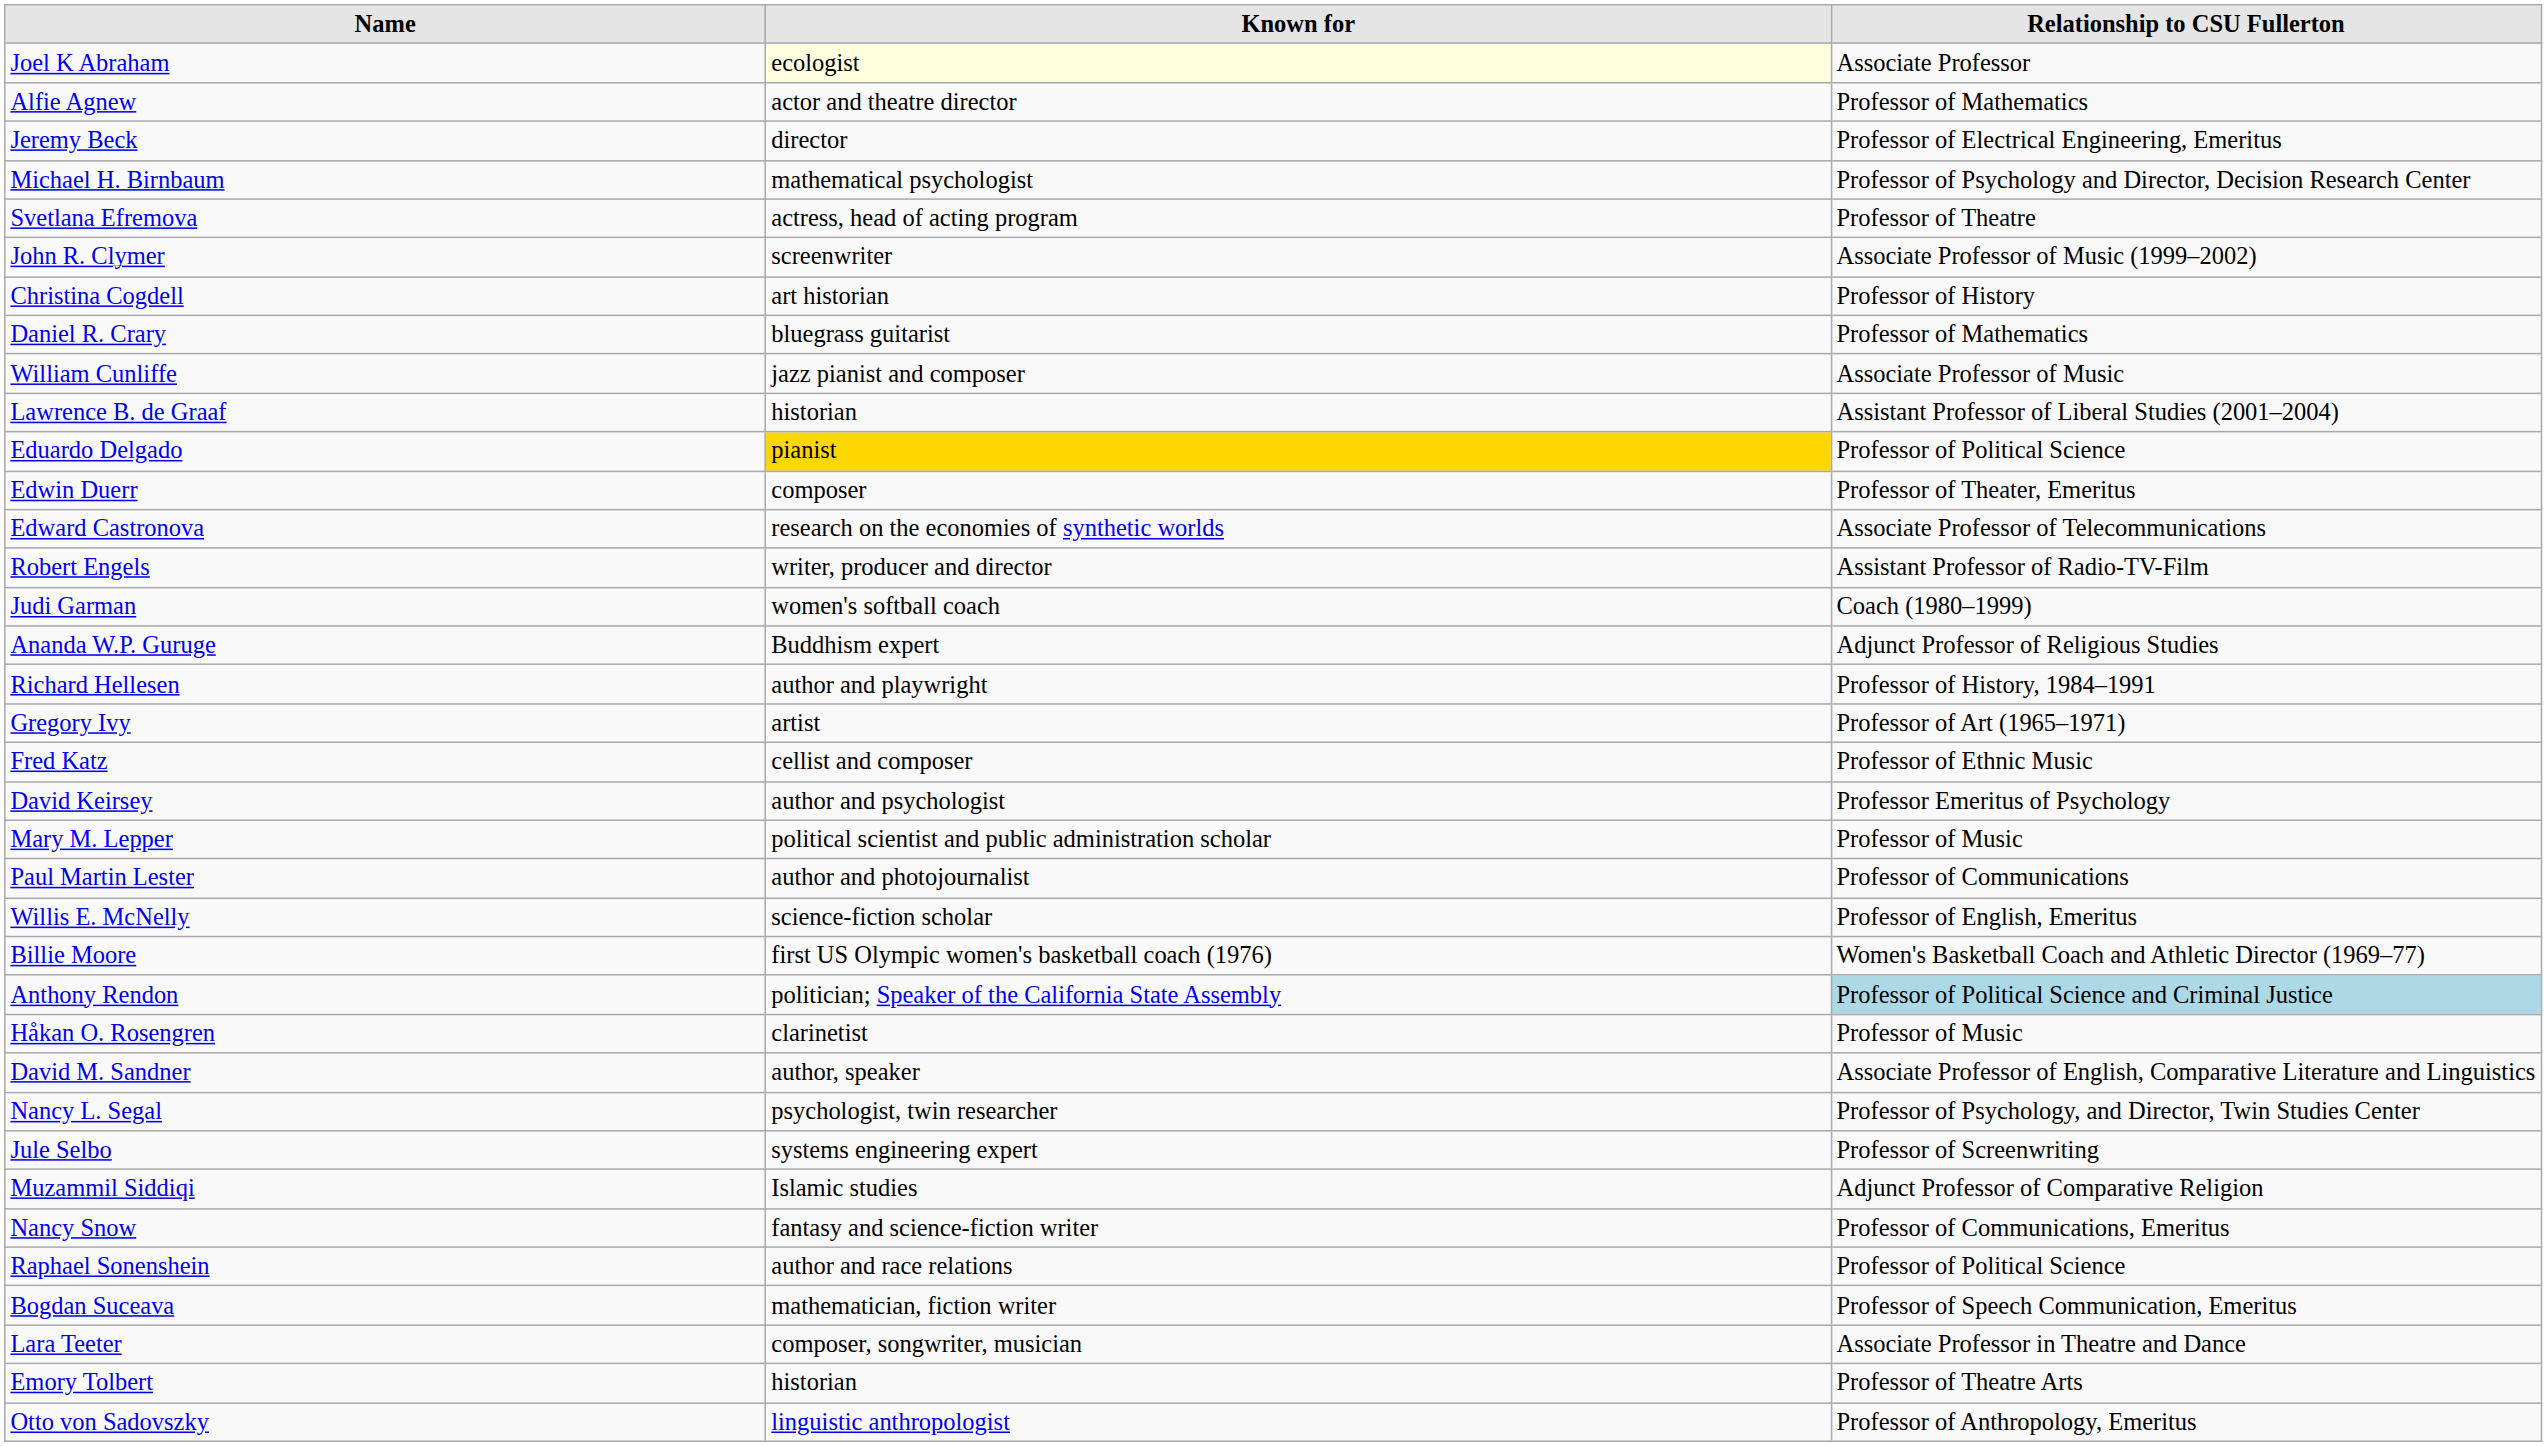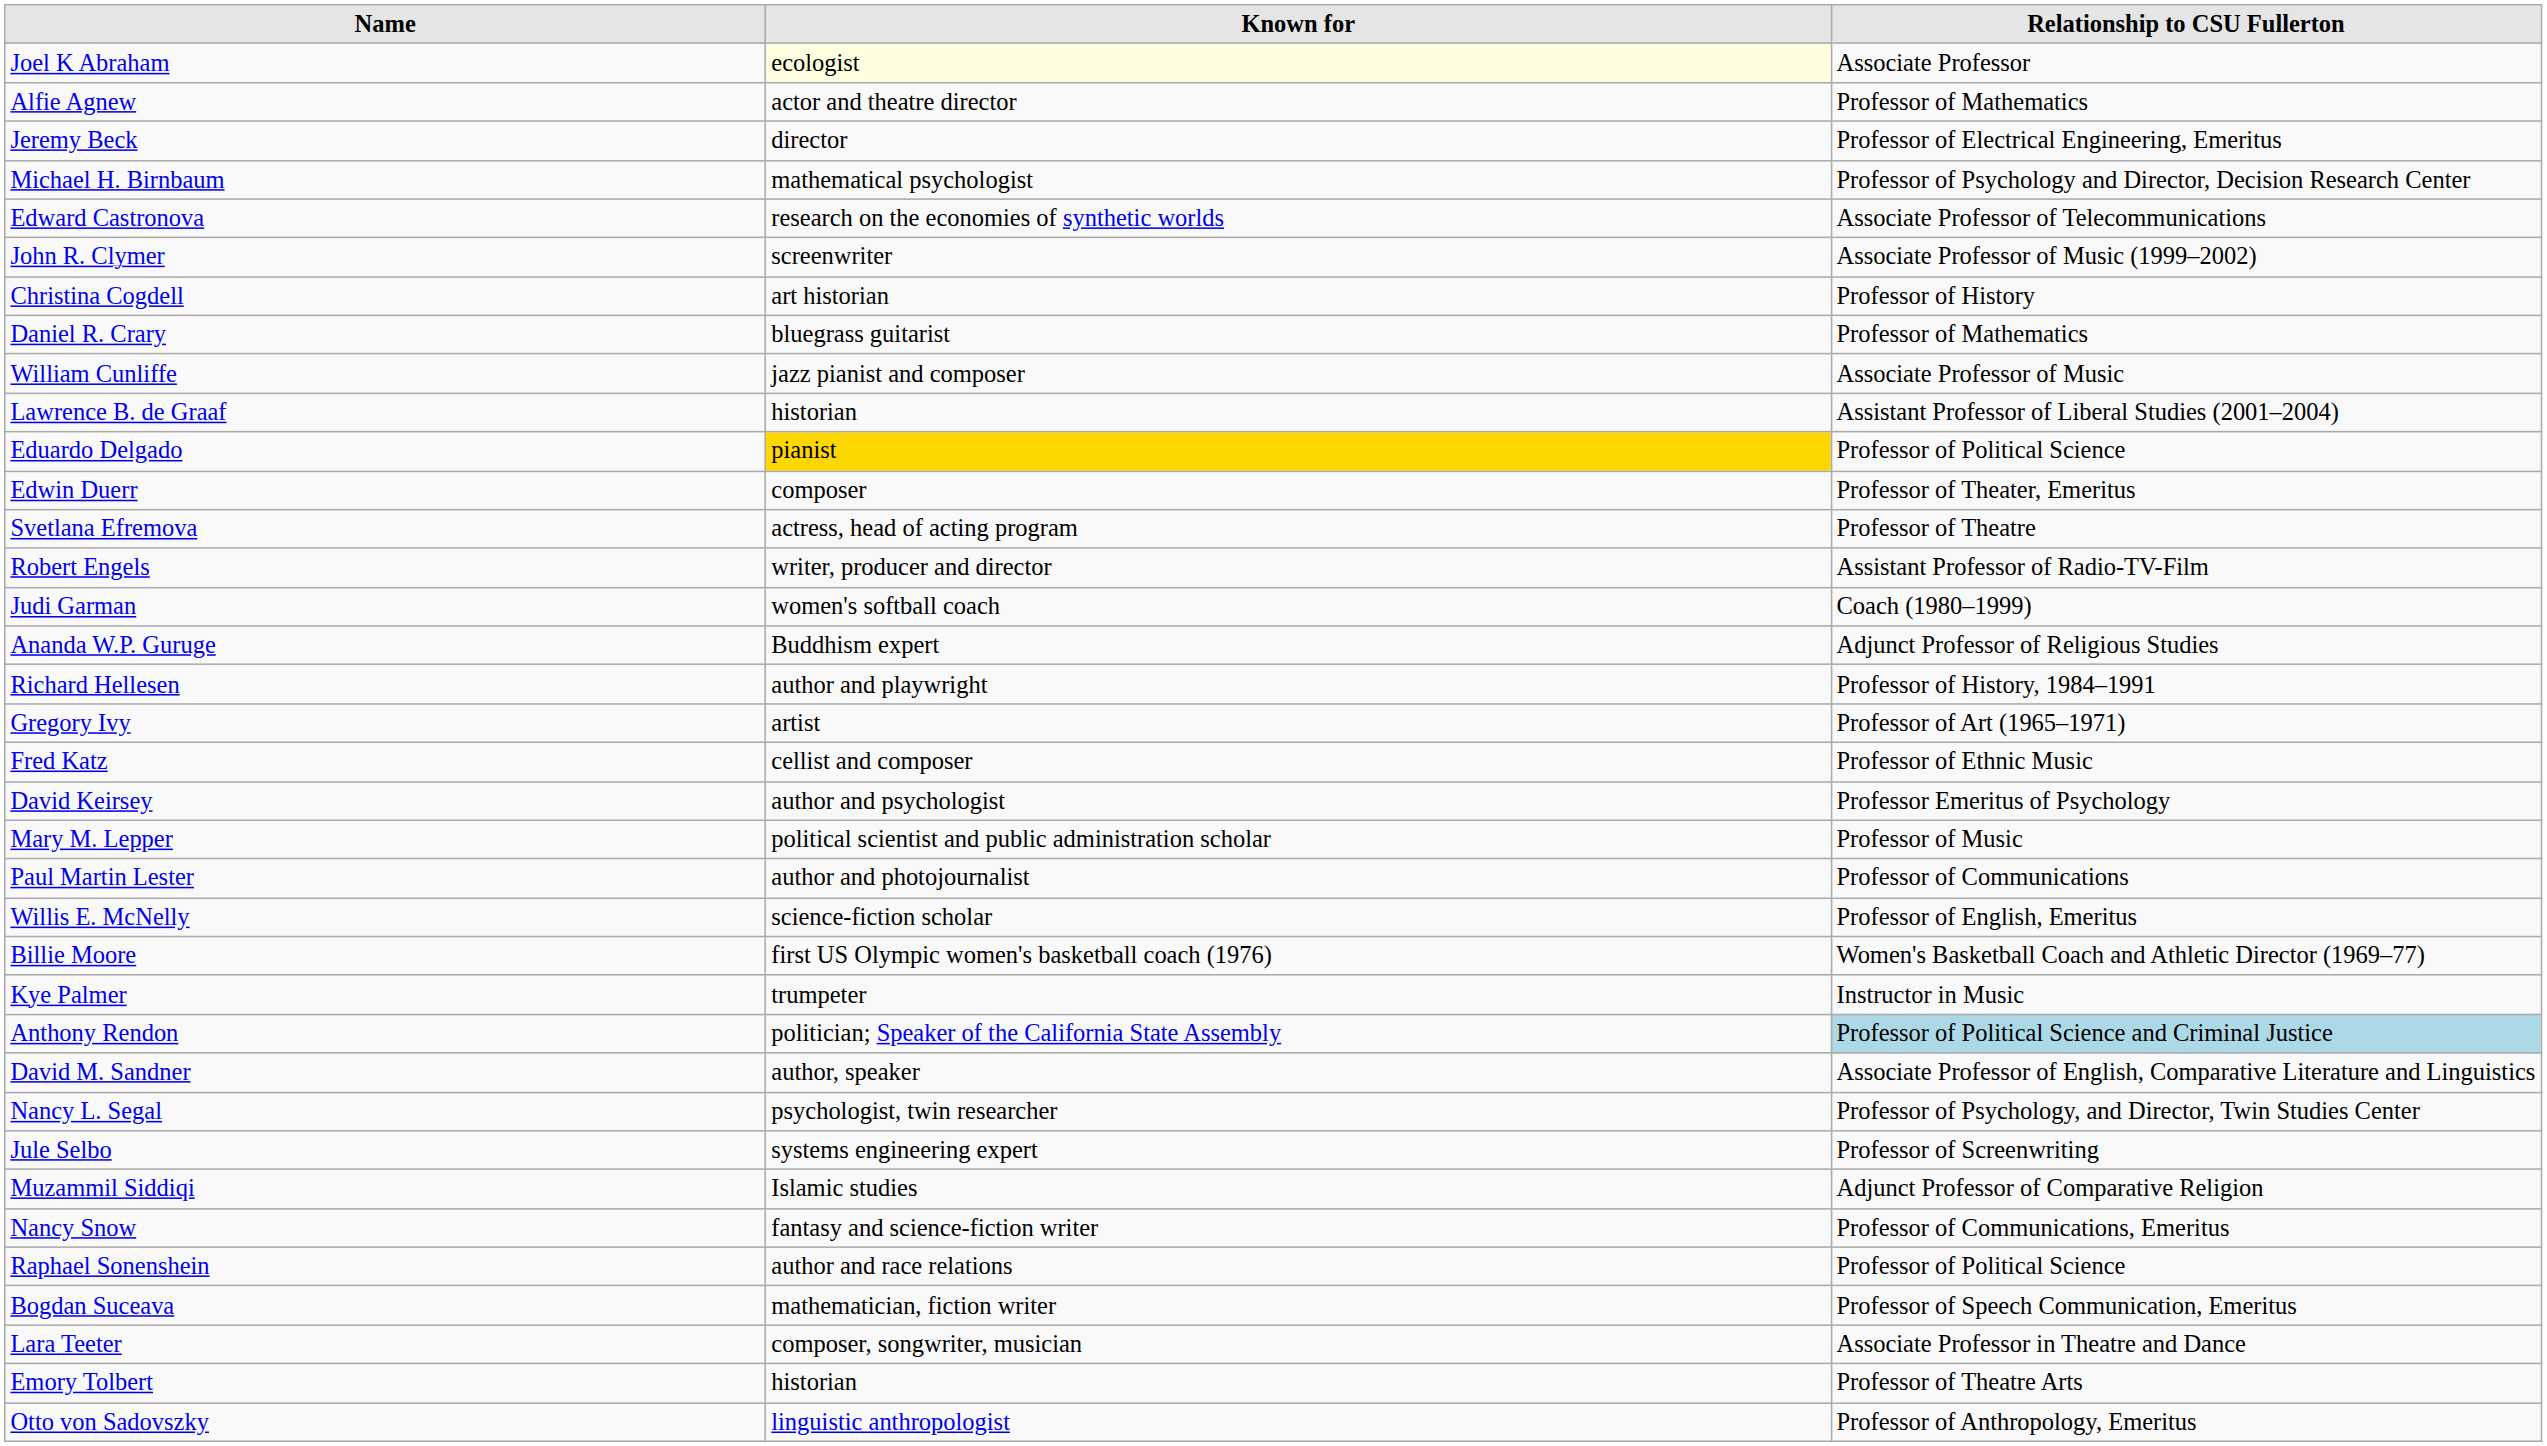rows swapped: (107, 528) <-> (104, 218)
+ row: (69, 994)
- row: (113, 1033)
